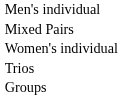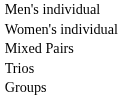rows swapped: (61, 48) <-> (39, 29)
